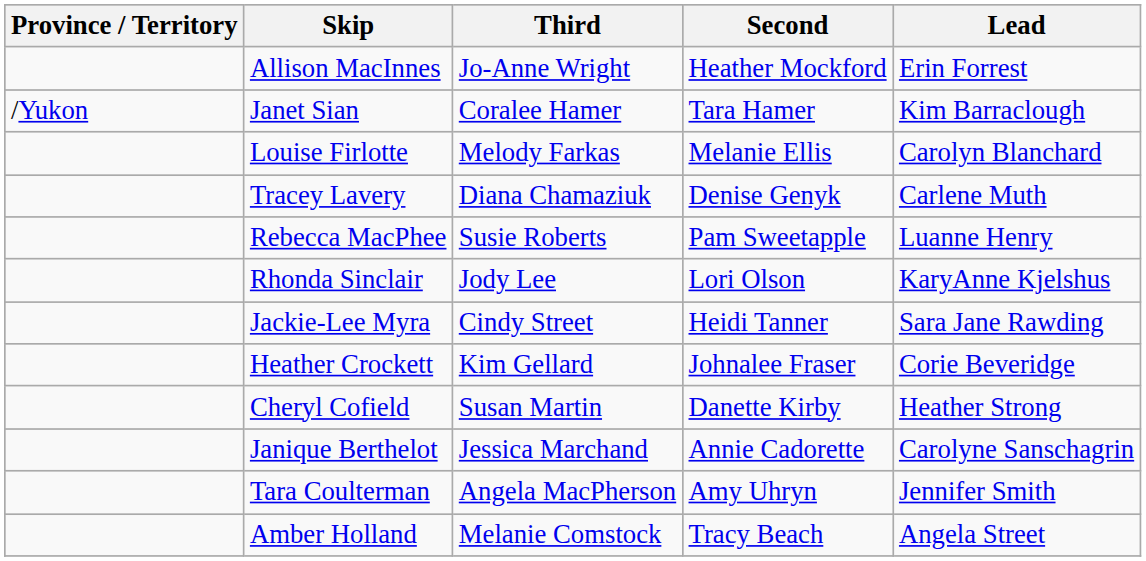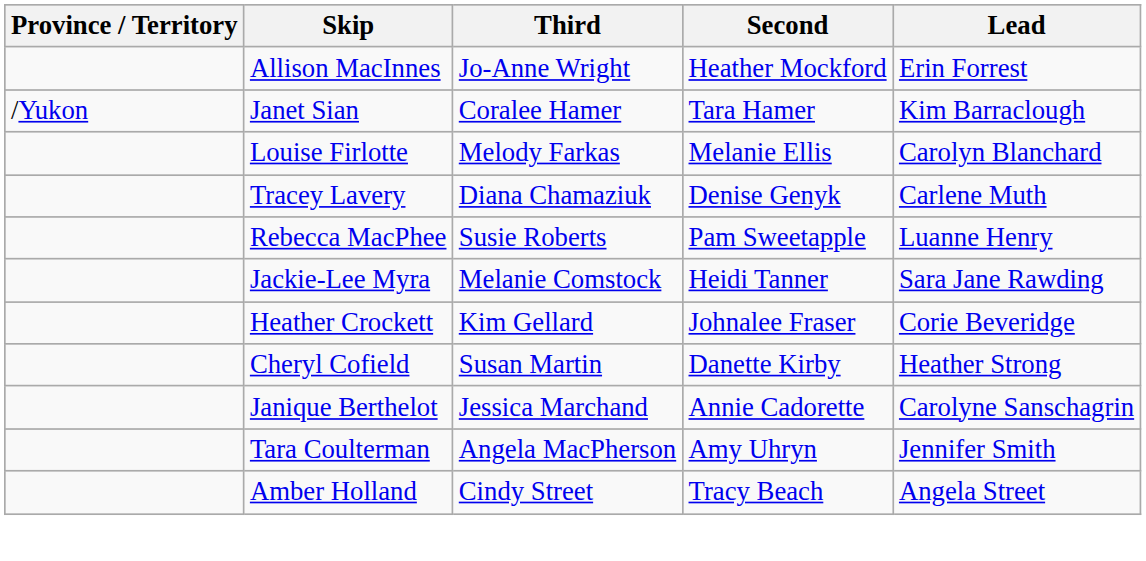- row: (336, 279)
(526, 322) Cindy Street -> (560, 279) Melanie Comstock
(560, 534) Melanie Comstock -> (526, 491) Cindy Street
